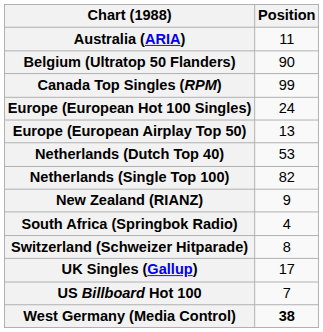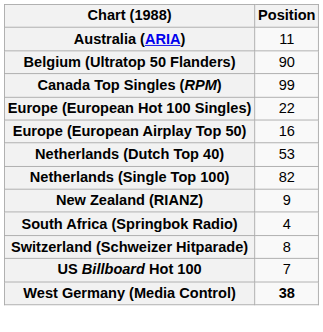(287, 108) 24 -> (287, 108) 22
(287, 131) 13 -> (287, 131) 16
- row: (130, 270)
